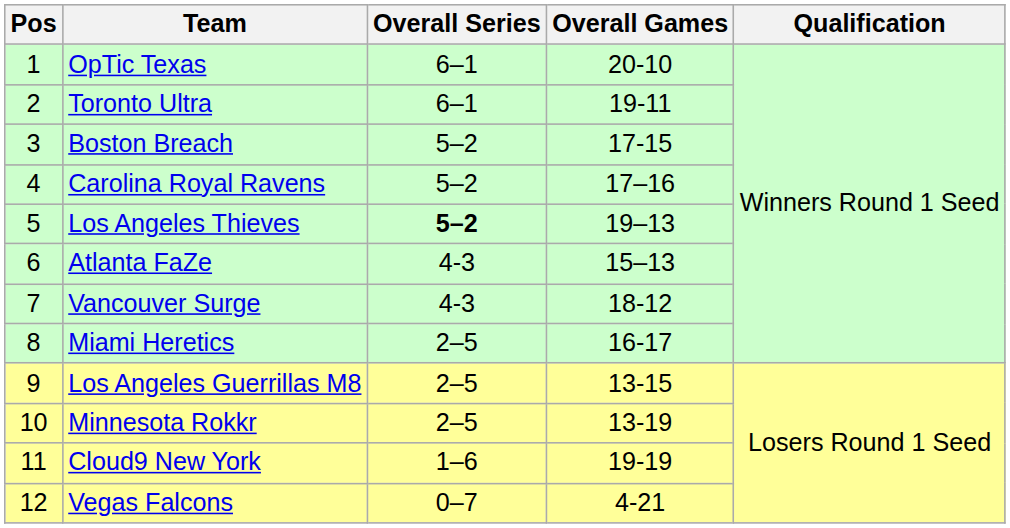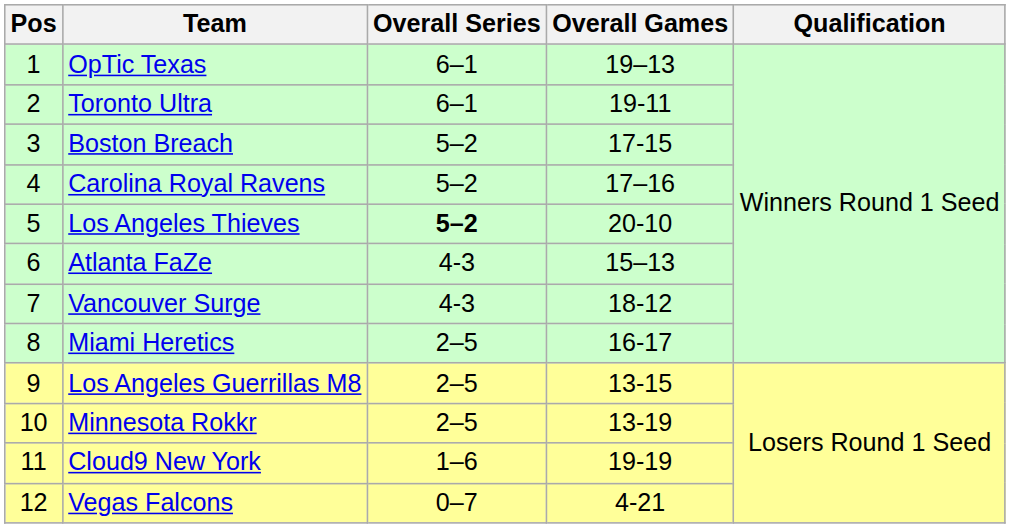(640, 64) 20-10 -> (640, 64) 19–13
(640, 223) 19–13 -> (640, 223) 20-10
